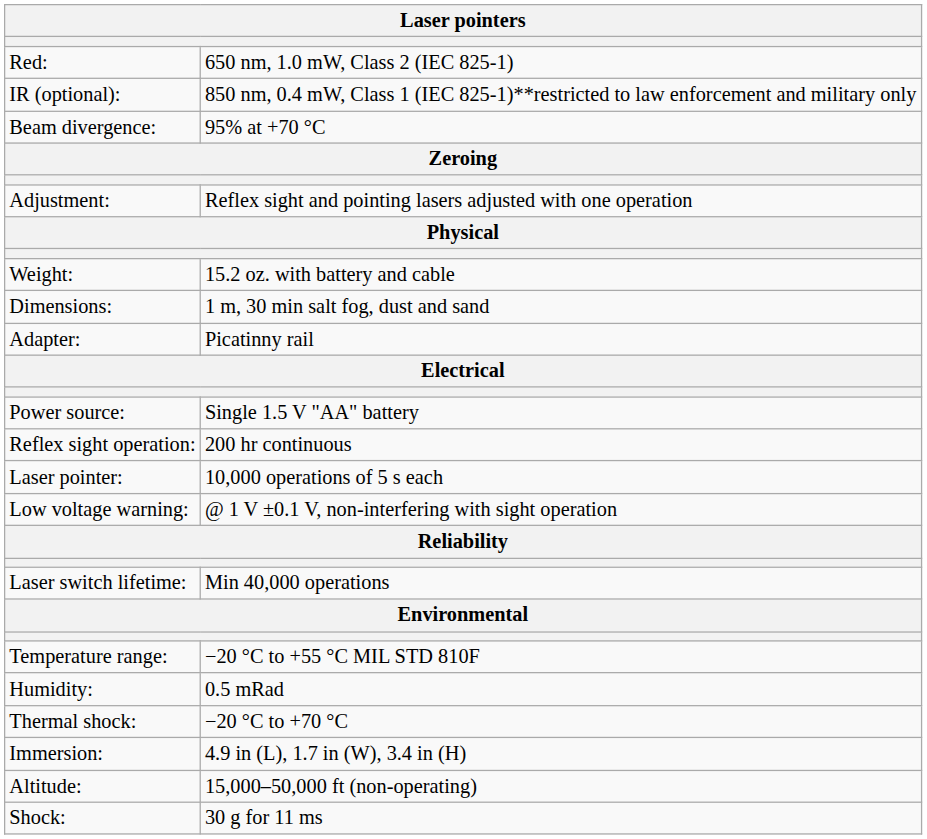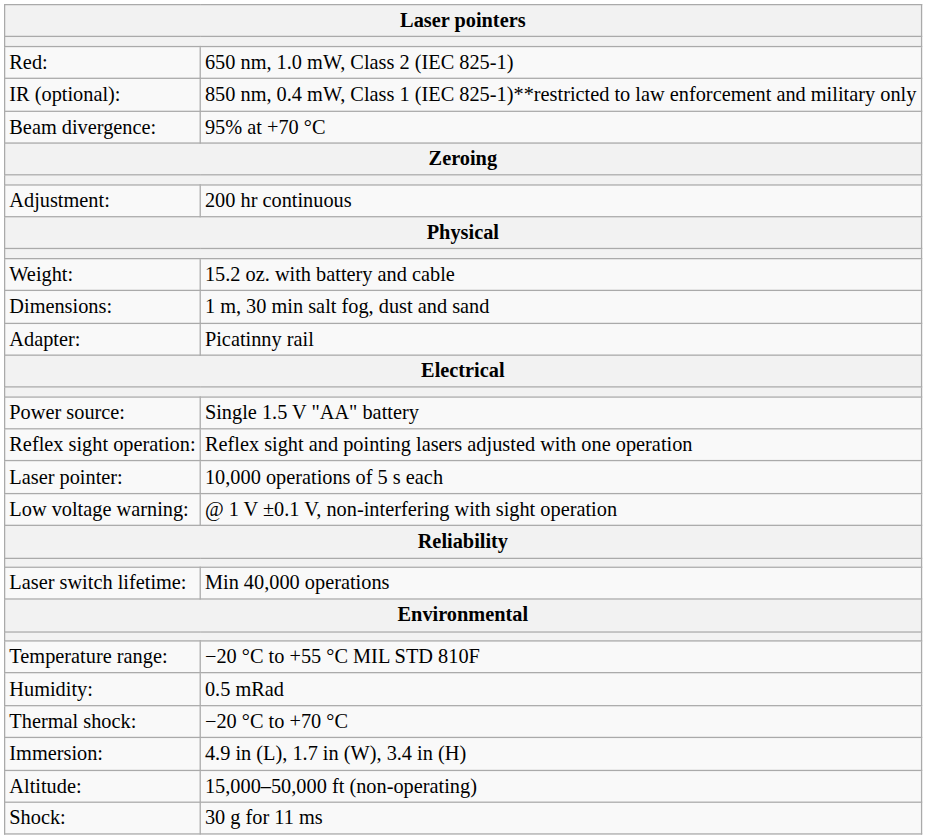(449, 200) Reflex sight and pointing lasers adjusted with one operation -> (278, 200) 200 hr continuous
(278, 444) 200 hr continuous -> (449, 444) Reflex sight and pointing lasers adjusted with one operation
